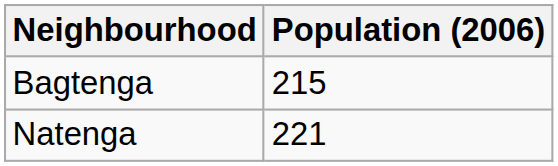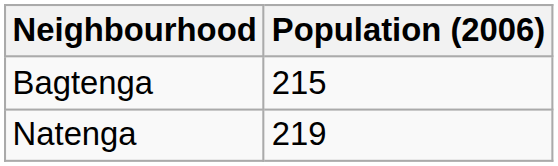(299, 134) 221 -> (299, 134) 219
